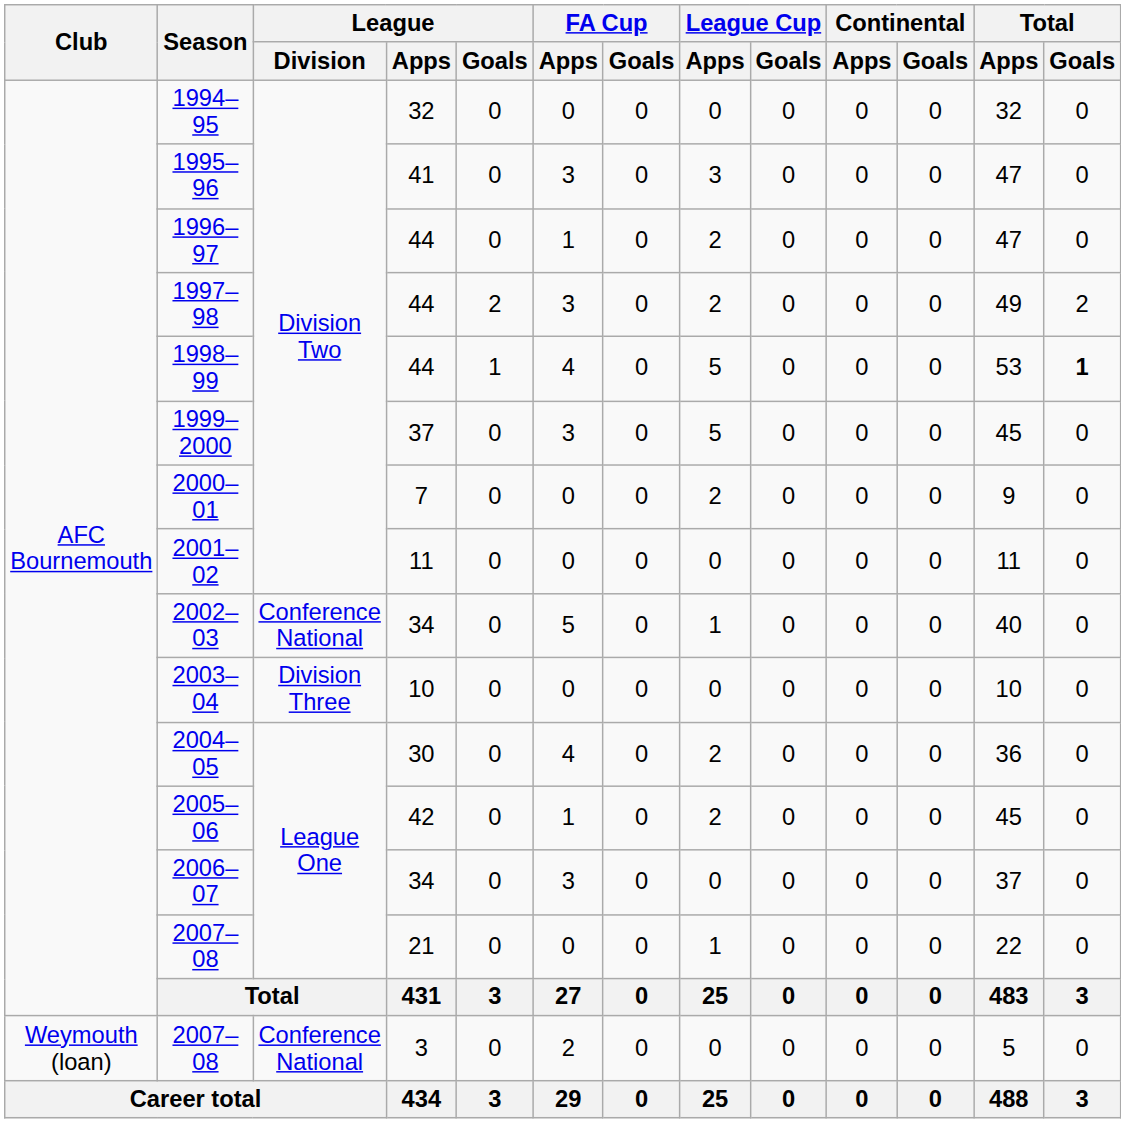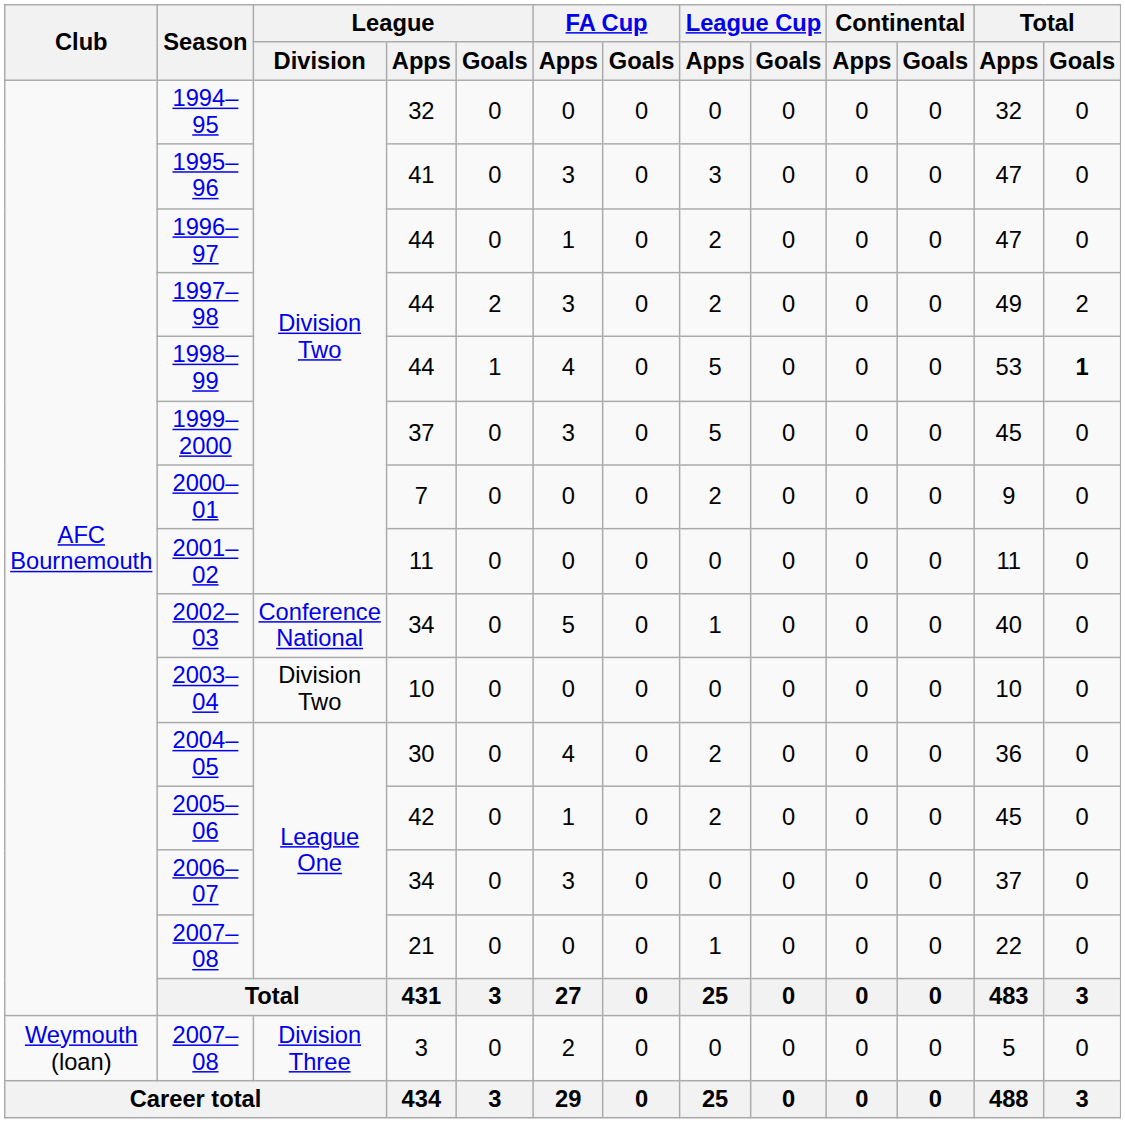(320, 689) Division Three -> (320, 689) Division Two
(320, 1047) Conference National -> (320, 1047) Division Three
